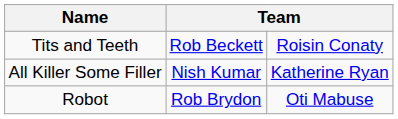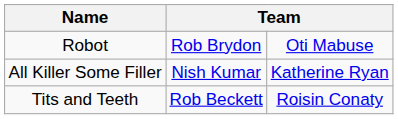rows swapped: (85, 45) <-> (85, 99)
